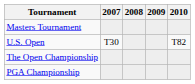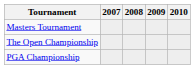- row: (26, 42)
